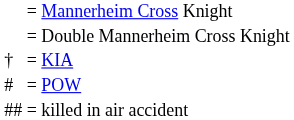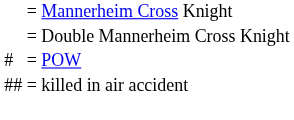- row: (57, 60)
